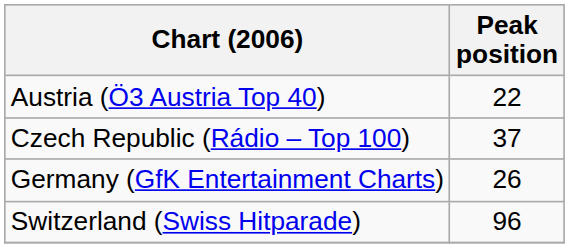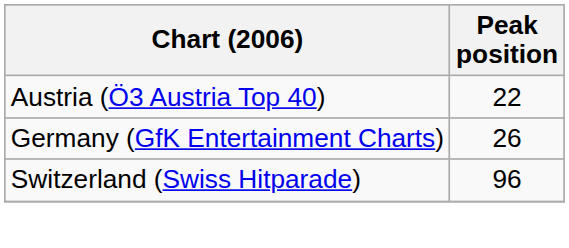- row: (210, 138)
